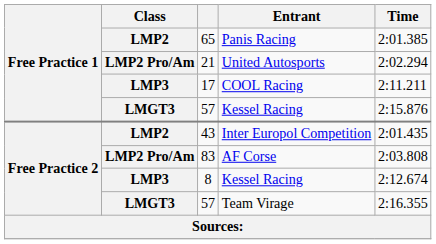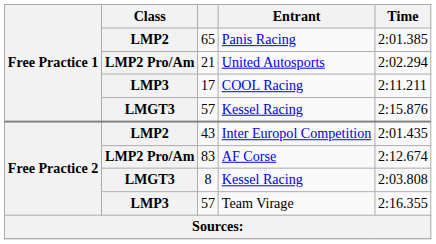(403, 157) 2:03.808 -> (403, 157) 2:12.674
(150, 180) LMP3 -> (150, 180) LMGT3
(403, 180) 2:12.674 -> (403, 180) 2:03.808
(150, 203) LMGT3 -> (150, 203) LMP3
